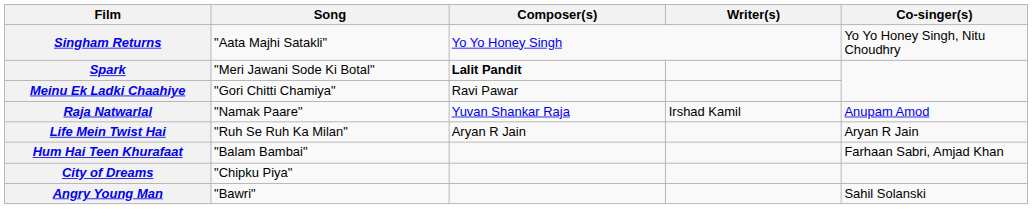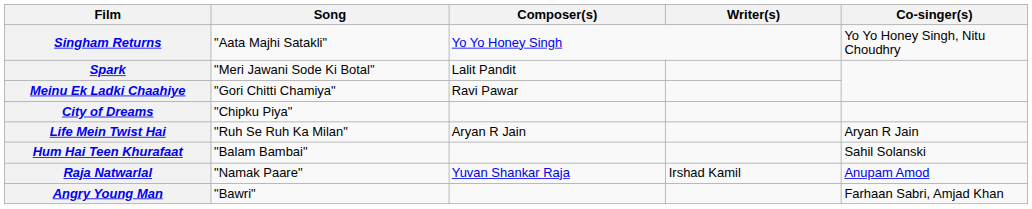(487, 70) bold -> (484, 70) normal
rows swapped: (108, 111) <-> (108, 173)
(924, 152) Farhaan Sabri, Amjad Khan -> (885, 152) Sahil Solanski
(885, 193) Sahil Solanski -> (924, 193) Farhaan Sabri, Amjad Khan
